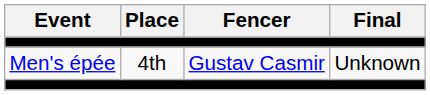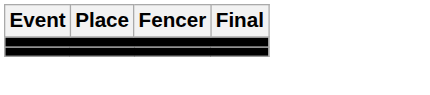- row: (62, 63)
